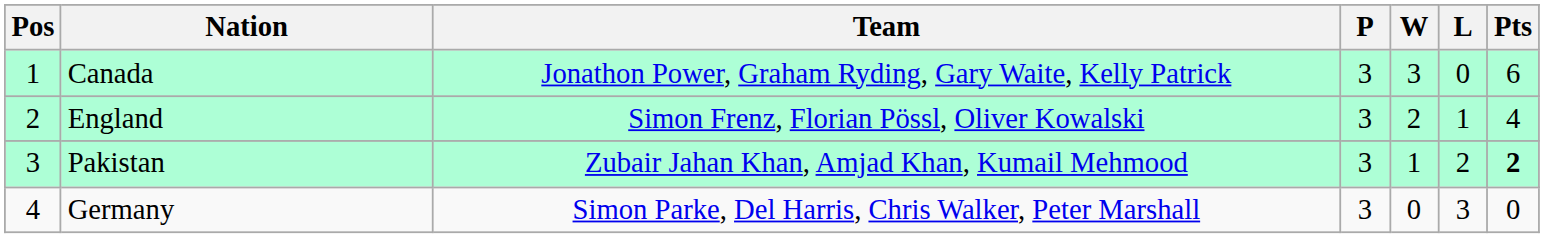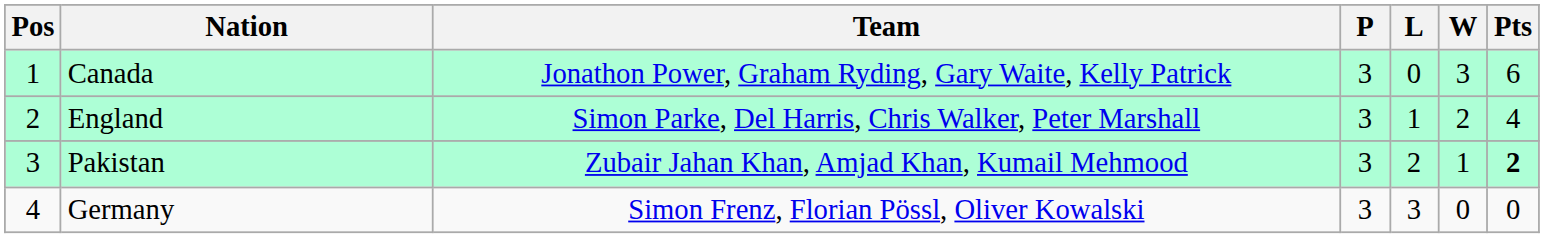columns swapped: (1414, 27) <-> (1463, 27)
(886, 118) Simon Frenz, Florian Pössl, Oliver Kowalski -> (886, 118) Simon Parke, Del Harris, Chris Walker, Peter Marshall
(886, 208) Simon Parke, Del Harris, Chris Walker, Peter Marshall -> (886, 208) Simon Frenz, Florian Pössl, Oliver Kowalski
